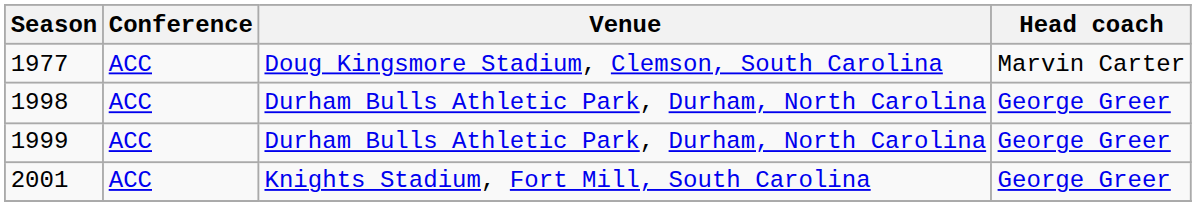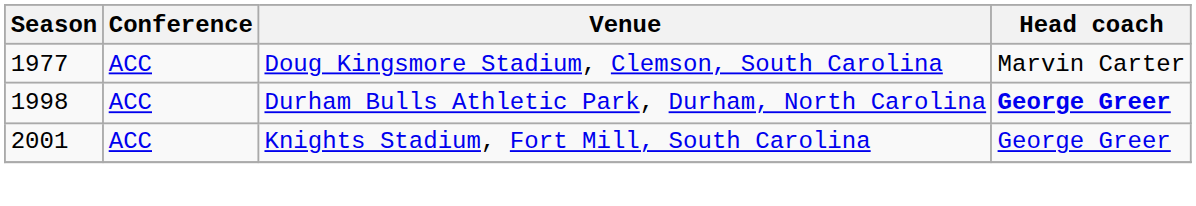(1084, 103) normal -> (1084, 103) bold
- row: (40, 142)
